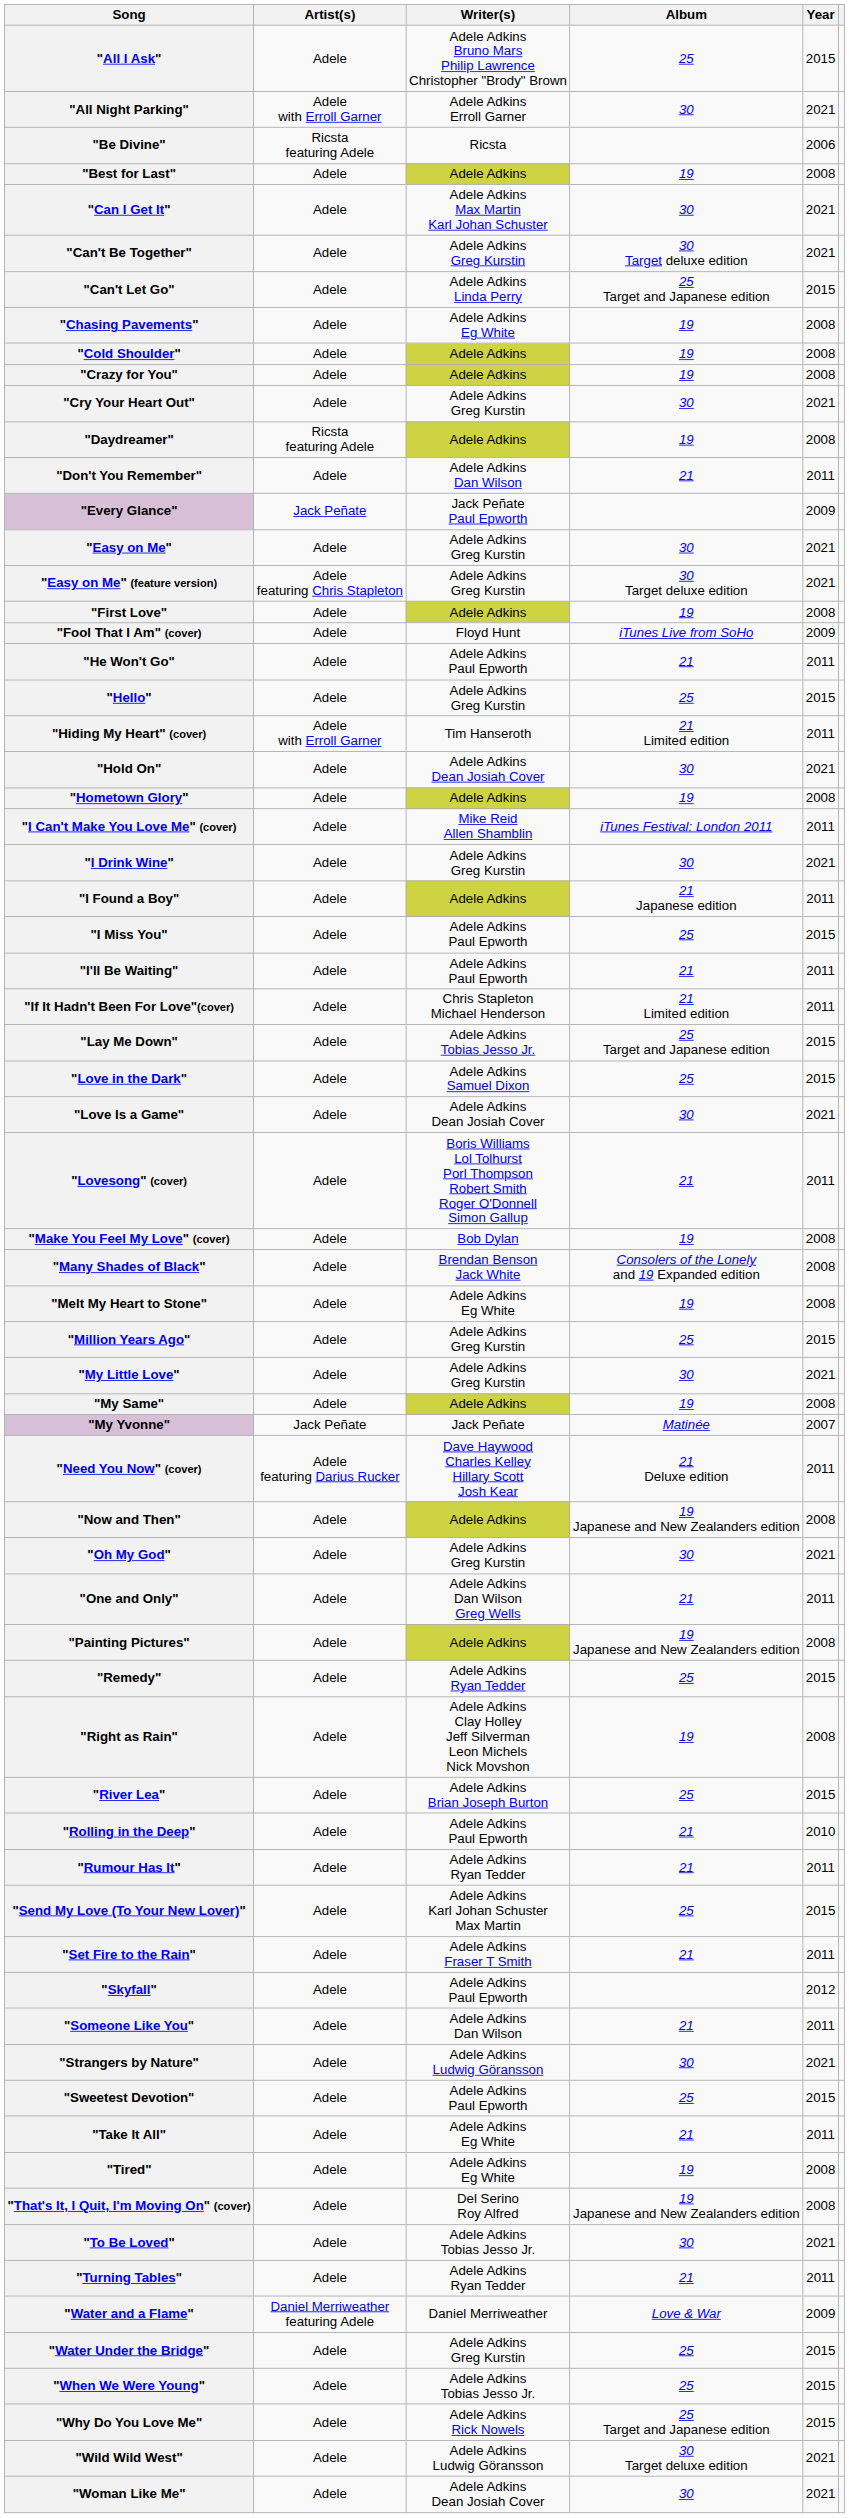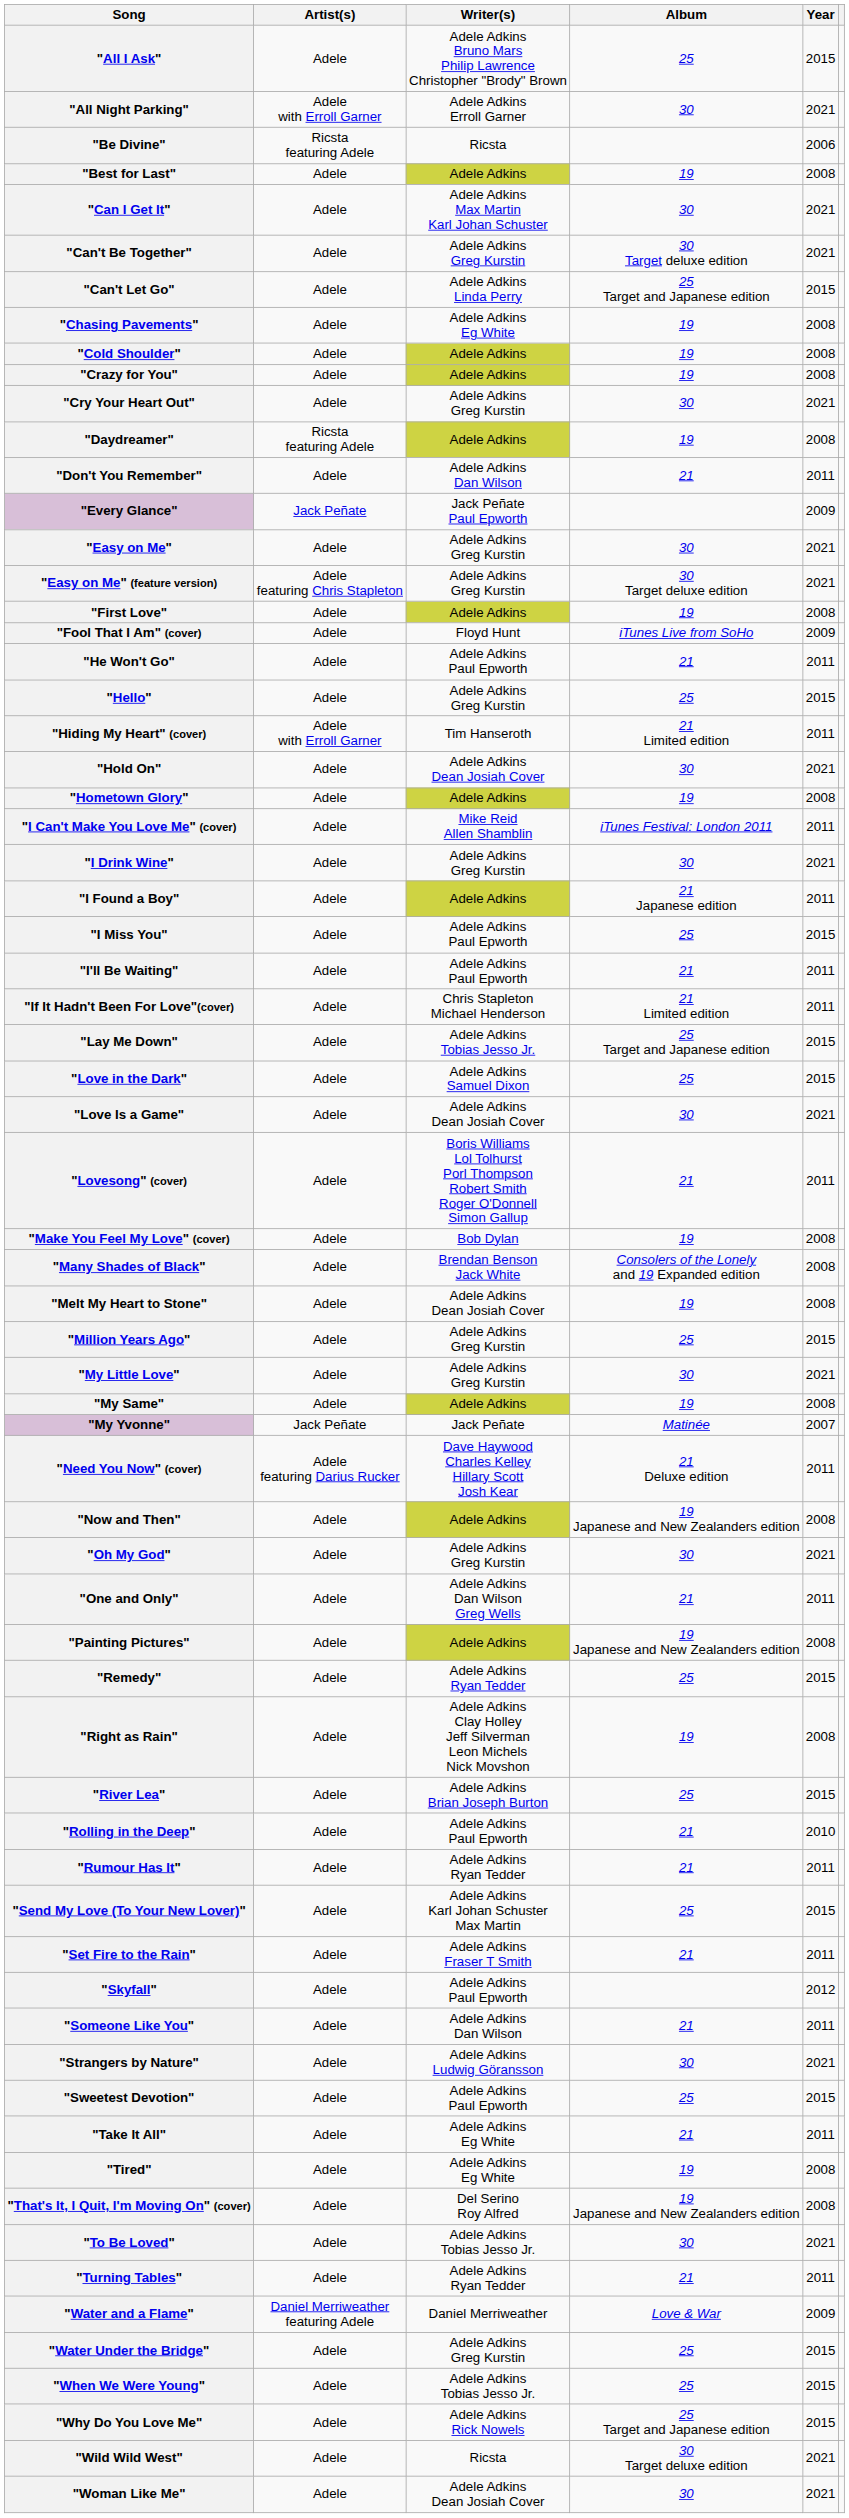(488, 1303) Adele Adkins Eg White -> (488, 1303) Adele Adkins Dean Josiah Cover
(488, 2458) Adele Adkins Ludwig Göransson -> (488, 2458) Ricsta
